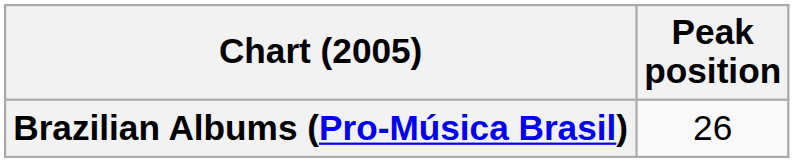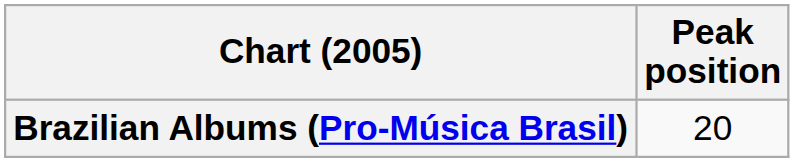(713, 127) 26 -> (713, 127) 20
